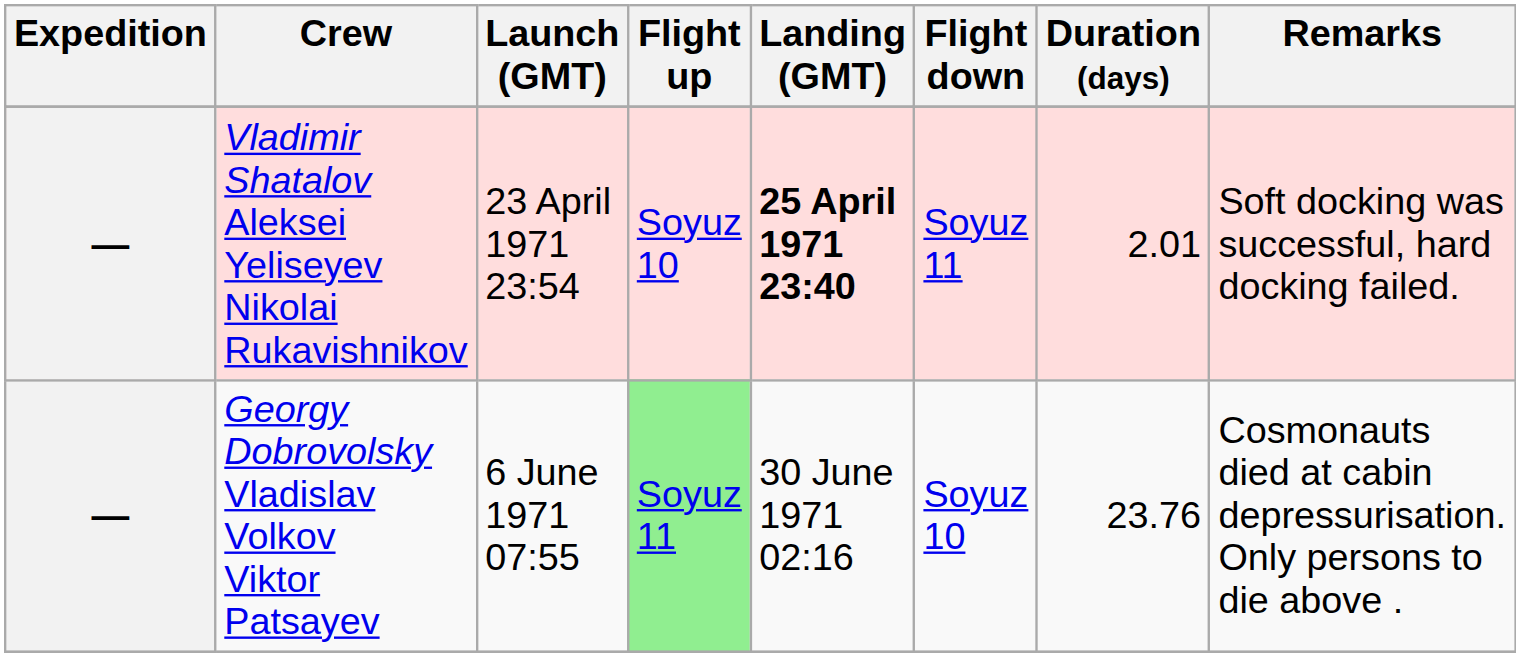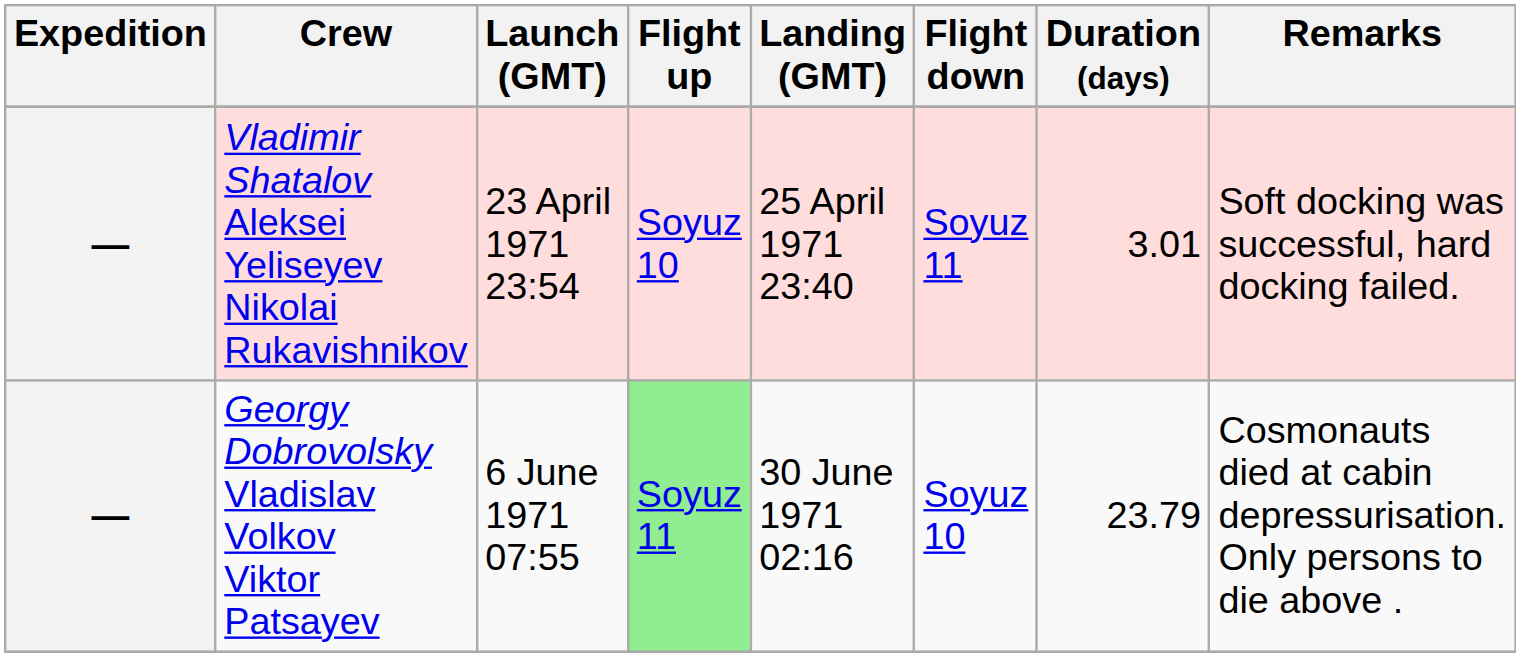(828, 243) bold -> (822, 243) normal
(1164, 243) 2.01 -> (1164, 243) 3.01
(1154, 515) 23.76 -> (1154, 515) 23.79
